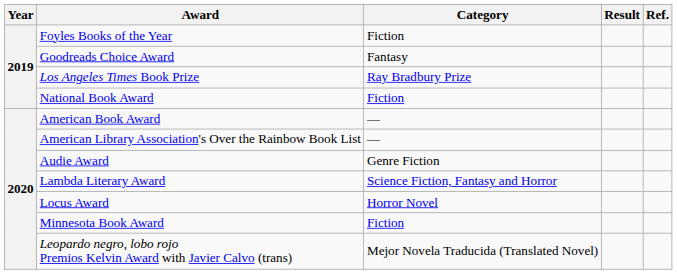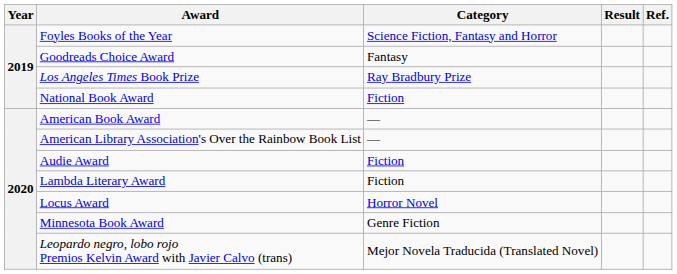(386, 35) Fiction -> (462, 35) Science Fiction, Fantasy and Horror
(403, 160) Genre Fiction -> (386, 160) Fiction
(462, 181) Science Fiction, Fantasy and Horror -> (386, 181) Fiction
(386, 222) Fiction -> (403, 222) Genre Fiction
